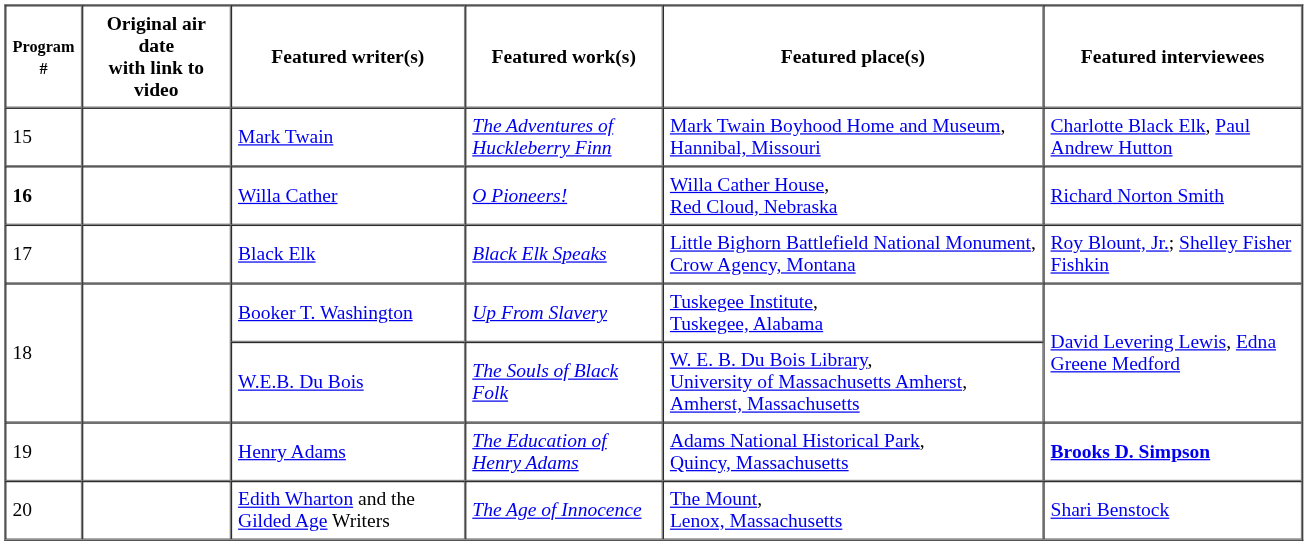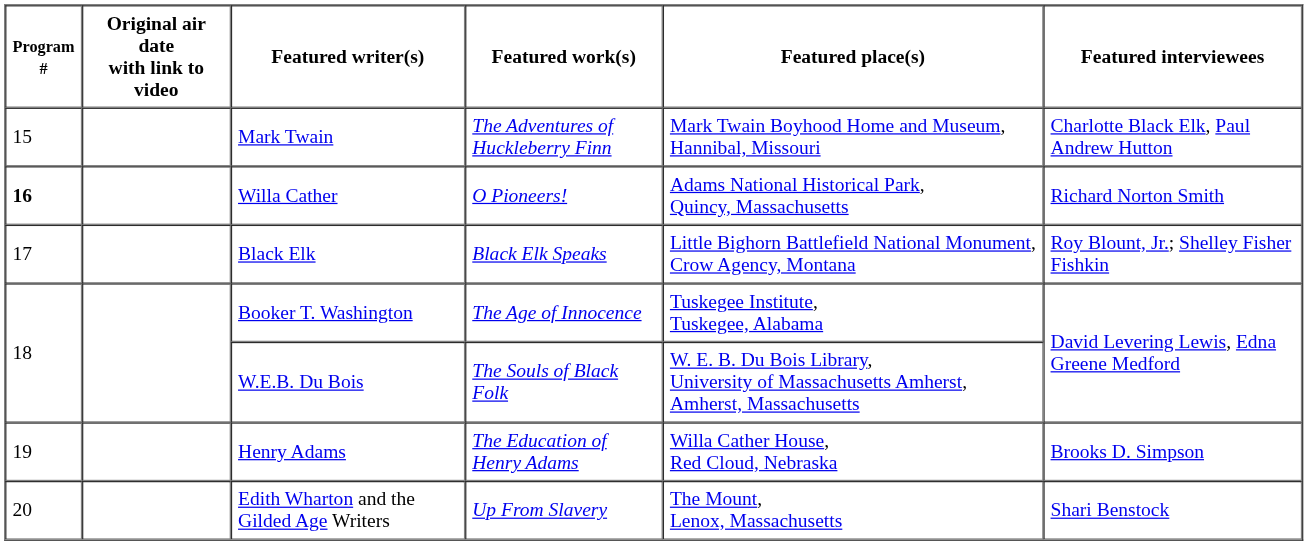(754, 195) Willa Cather House, Red Cloud, Nebraska -> (797, 195) Adams National Historical Park, Quincy, Massachusetts
(540, 312) Up From Slavery -> (557, 312) The Age of Innocence
(797, 451) Adams National Historical Park, Quincy, Massachusetts -> (754, 451) Willa Cather House, Red Cloud, Nebraska
(1130, 451) bold -> (1127, 451) normal
(557, 510) The Age of Innocence -> (540, 510) Up From Slavery
